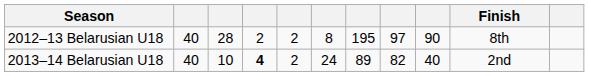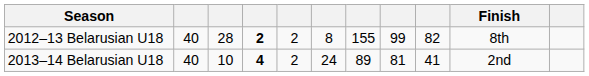(260, 38) normal -> (260, 38) bold
(363, 38) 195 -> (363, 38) 155
(398, 38) 97 -> (398, 38) 99
(432, 38) 90 -> (432, 38) 82
(398, 61) 82 -> (398, 61) 81
(432, 61) 40 -> (432, 61) 41
